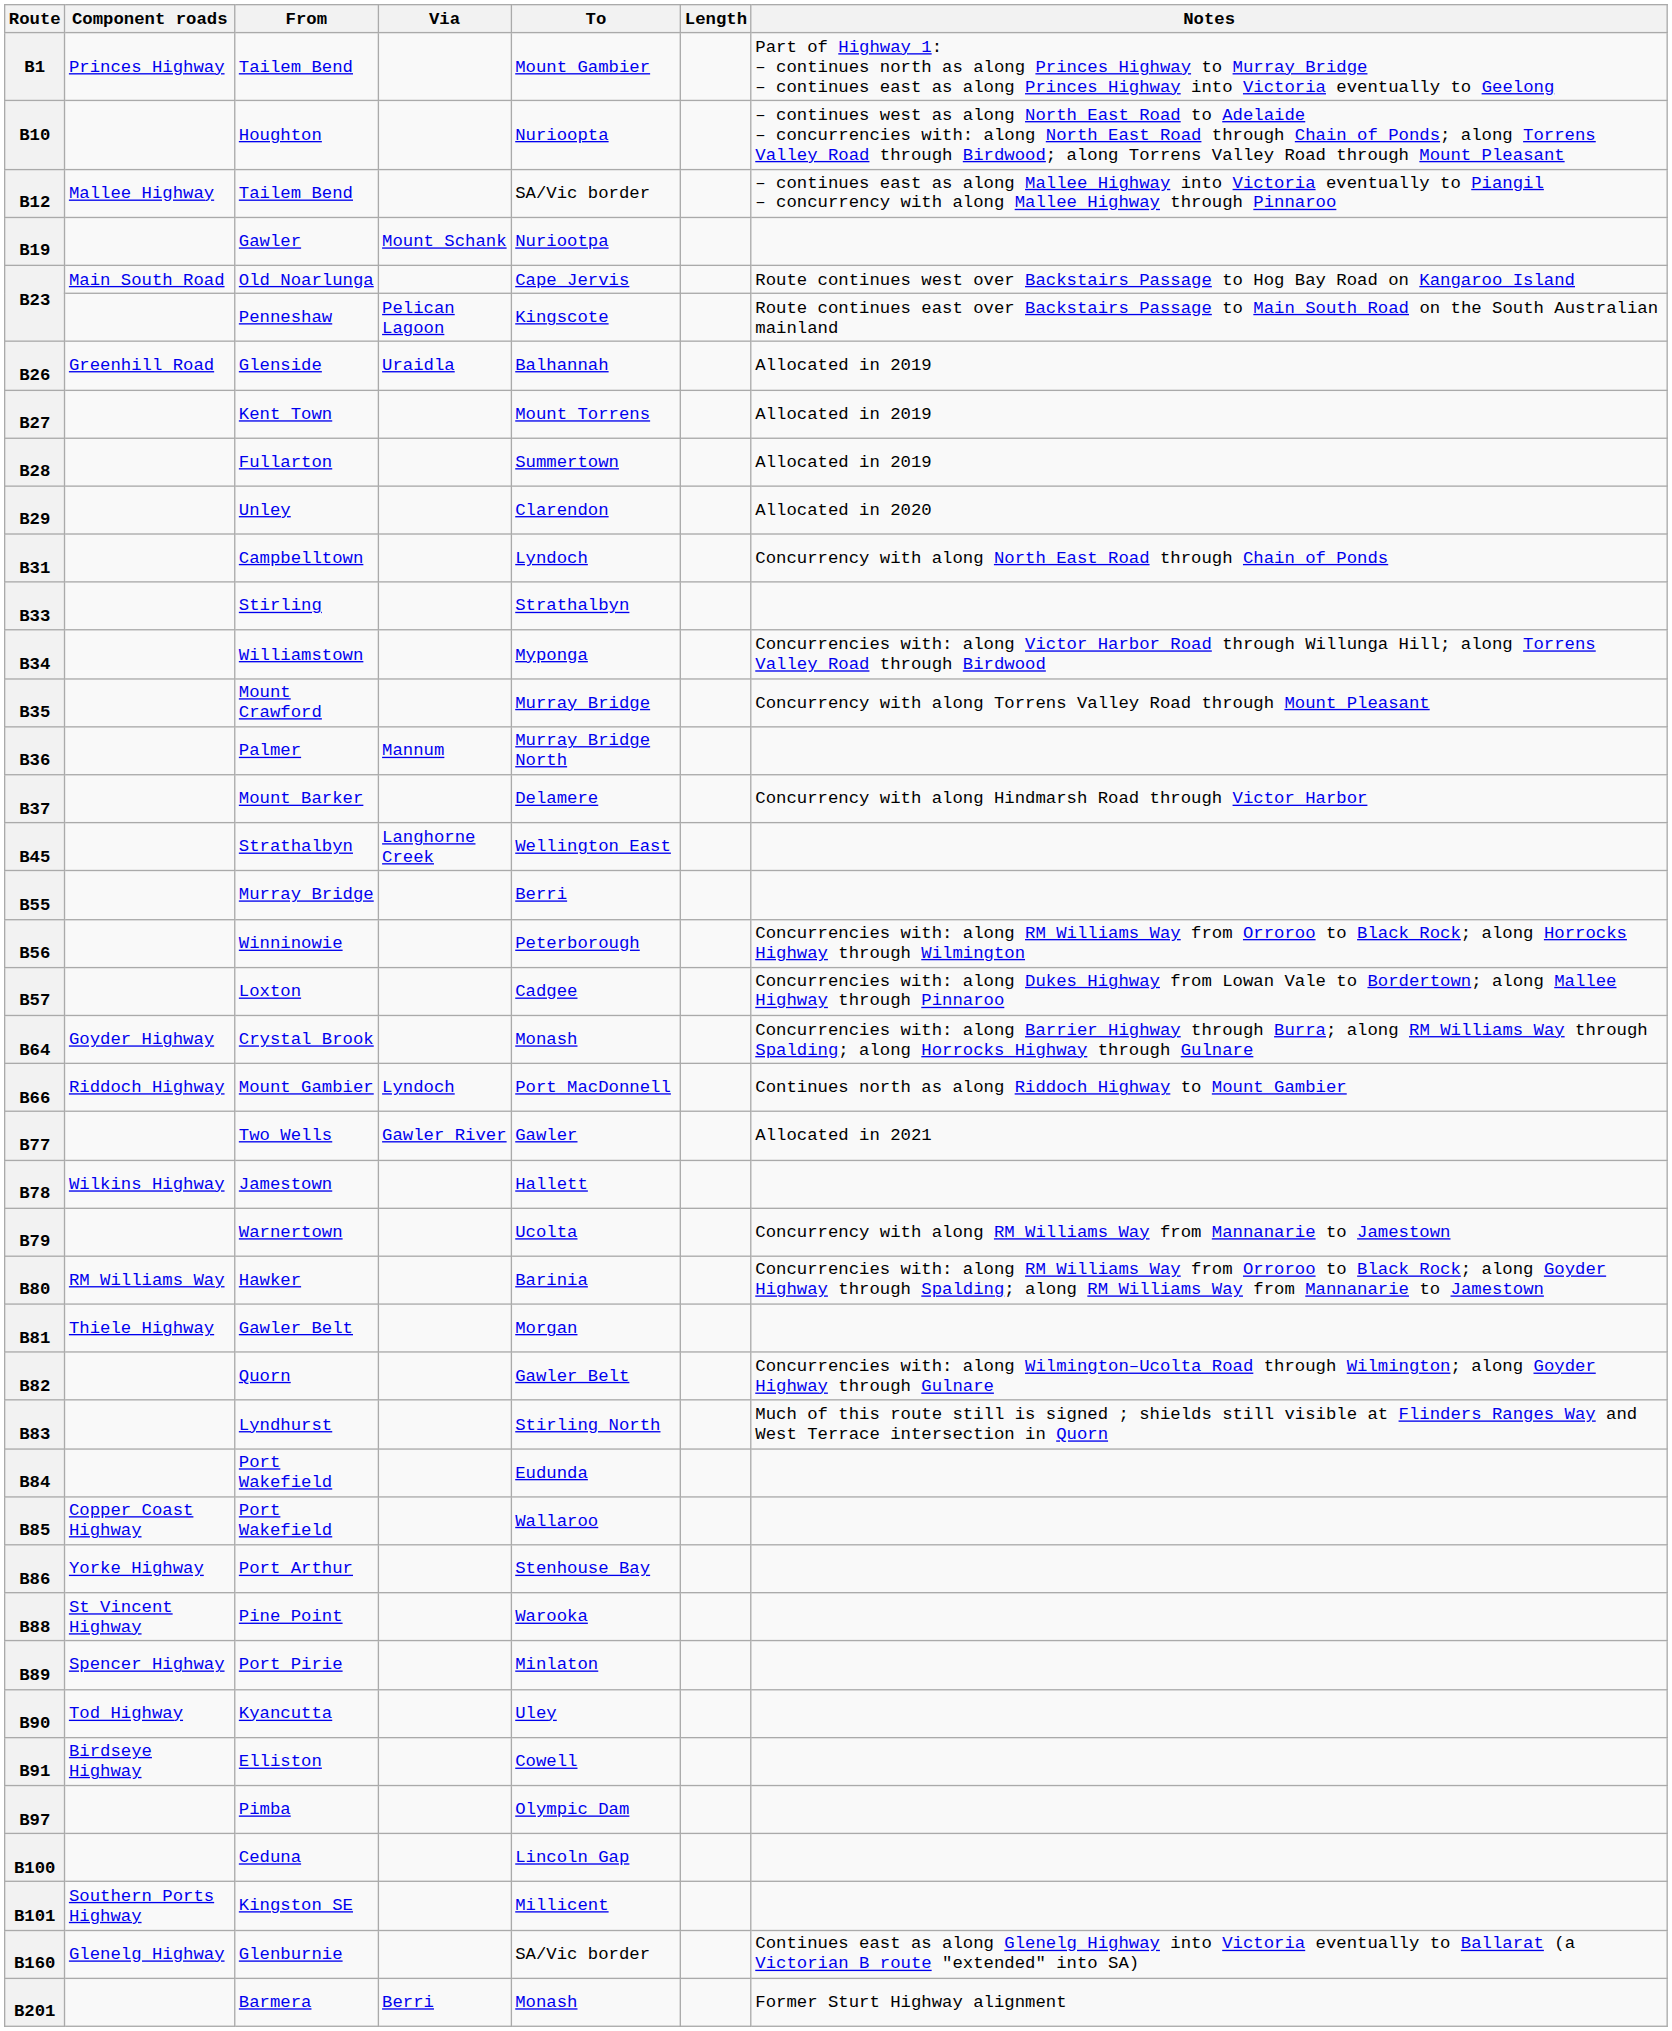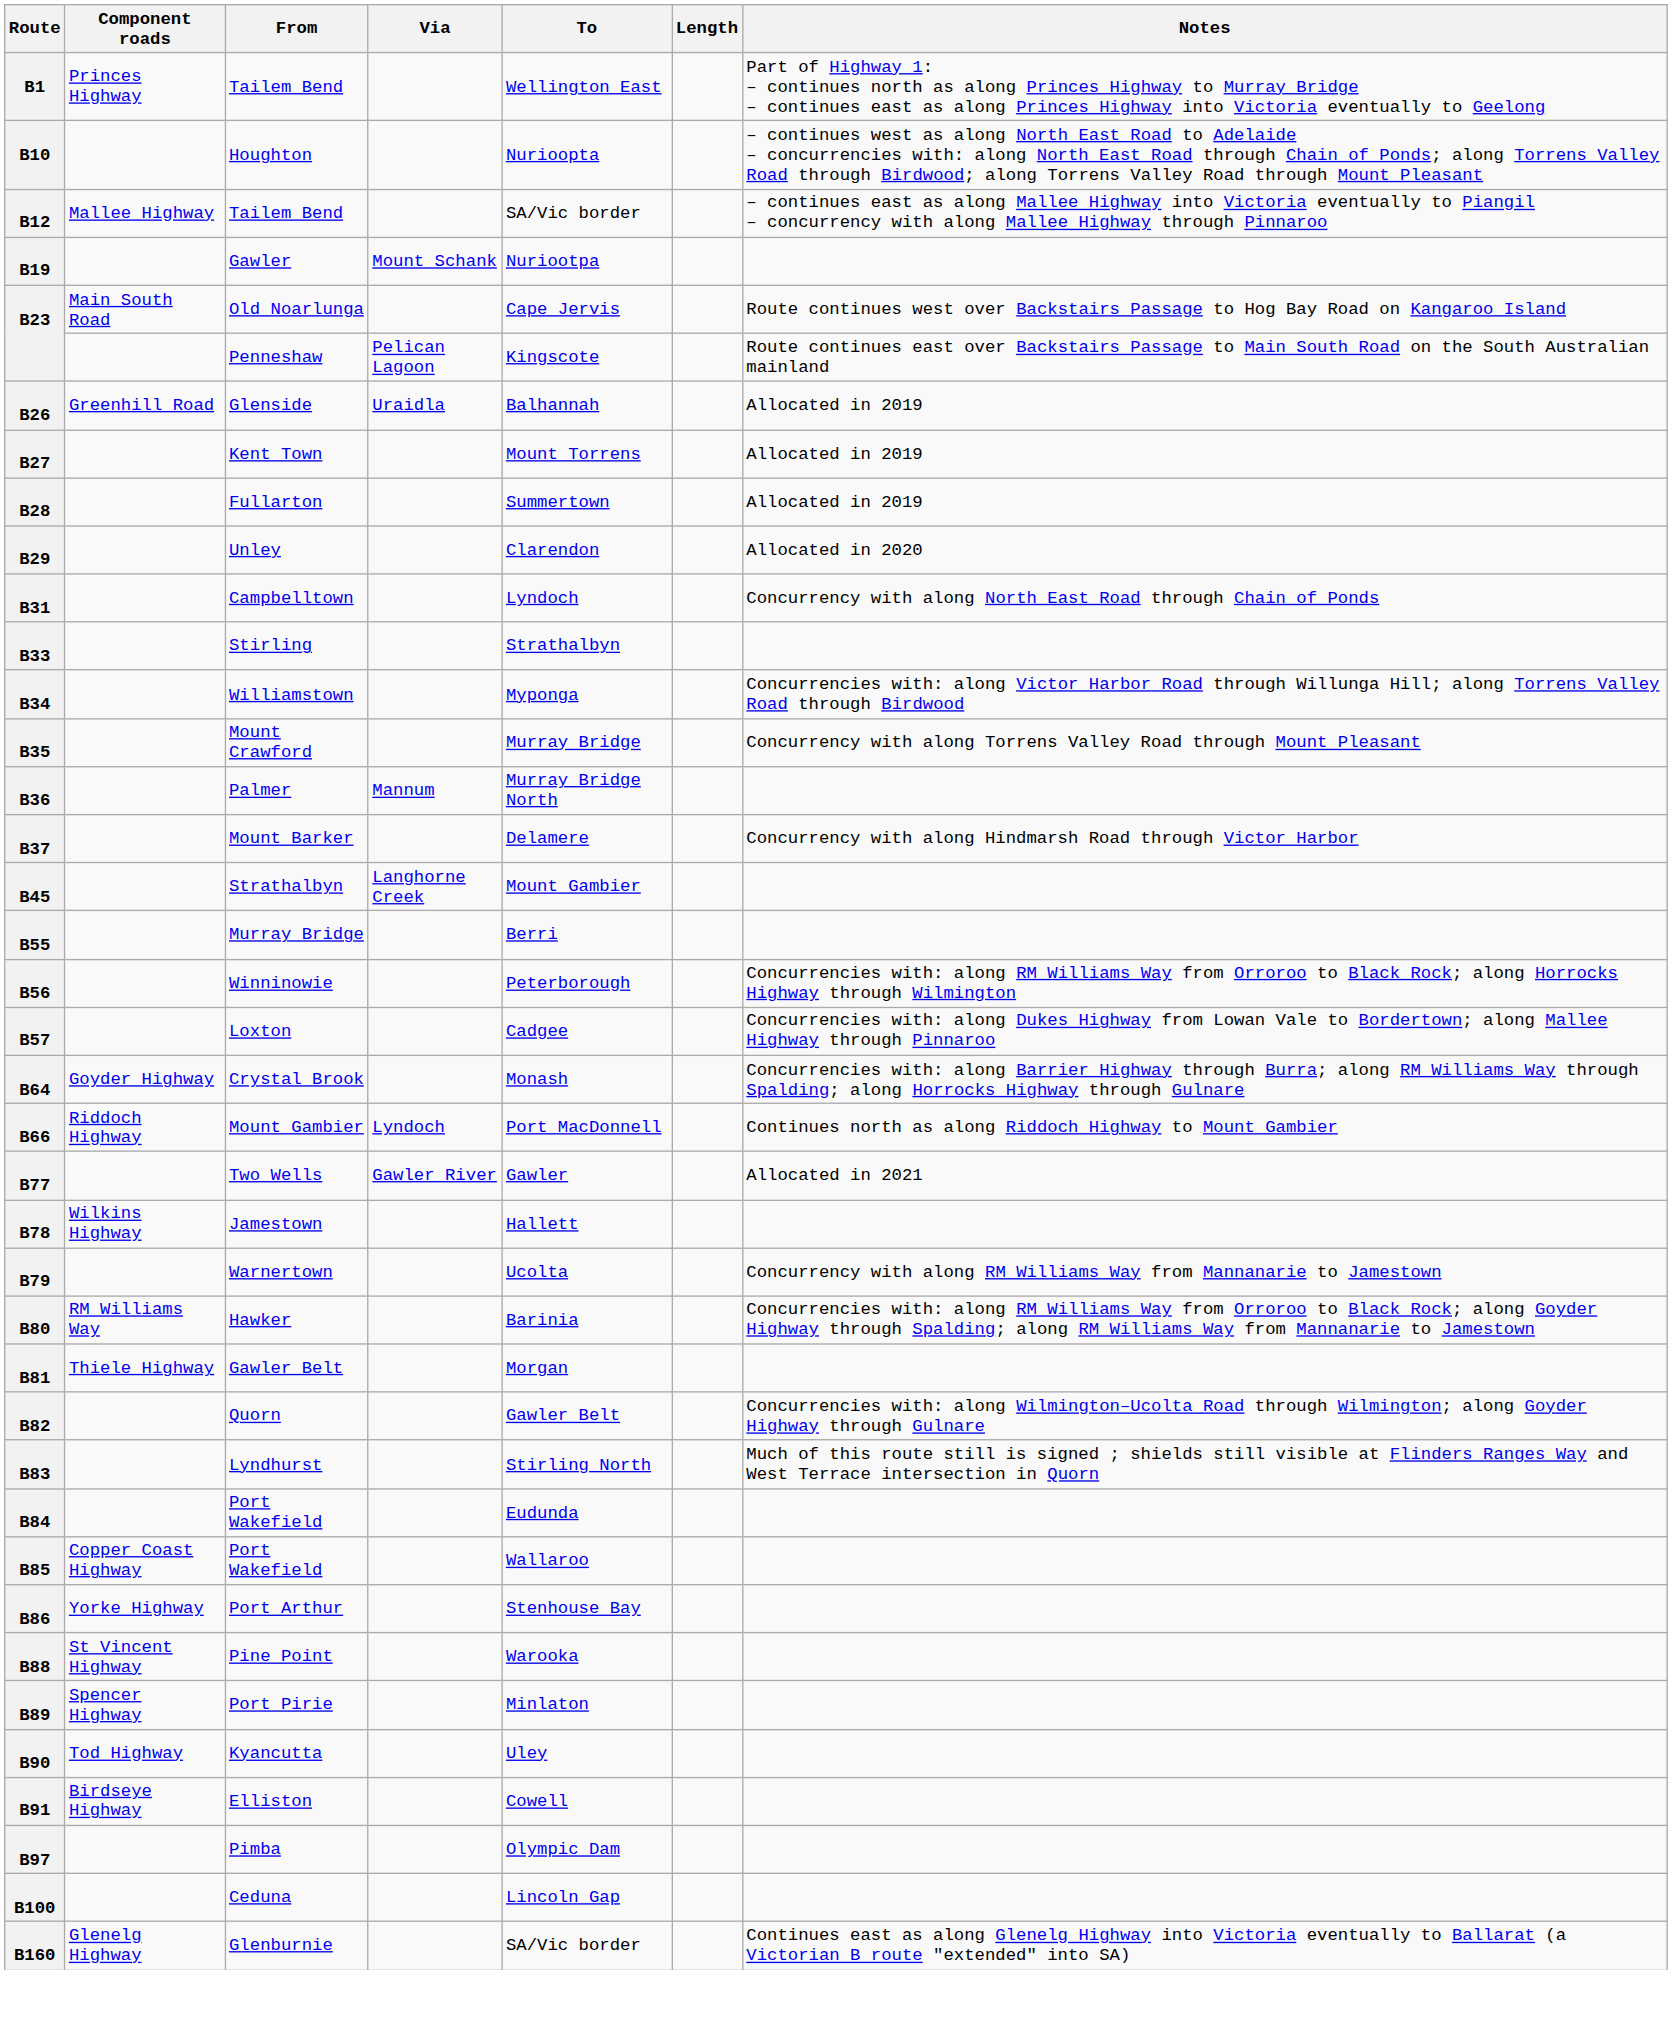(583, 67) Mount Gambier -> (584, 87) Wellington East
(593, 847) Wellington East -> (573, 887) Mount Gambier
- row: (35, 1916)
- row: (35, 2012)
